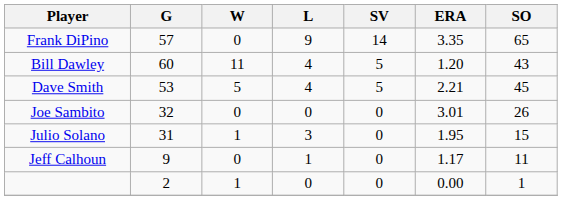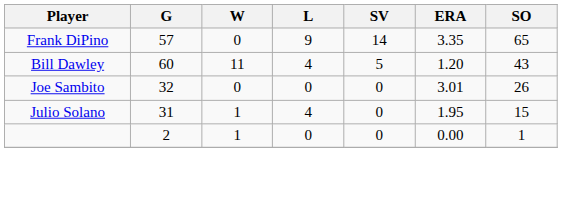- row: (68, 87)
(308, 135) 3 -> (308, 111) 4
- row: (68, 159)
